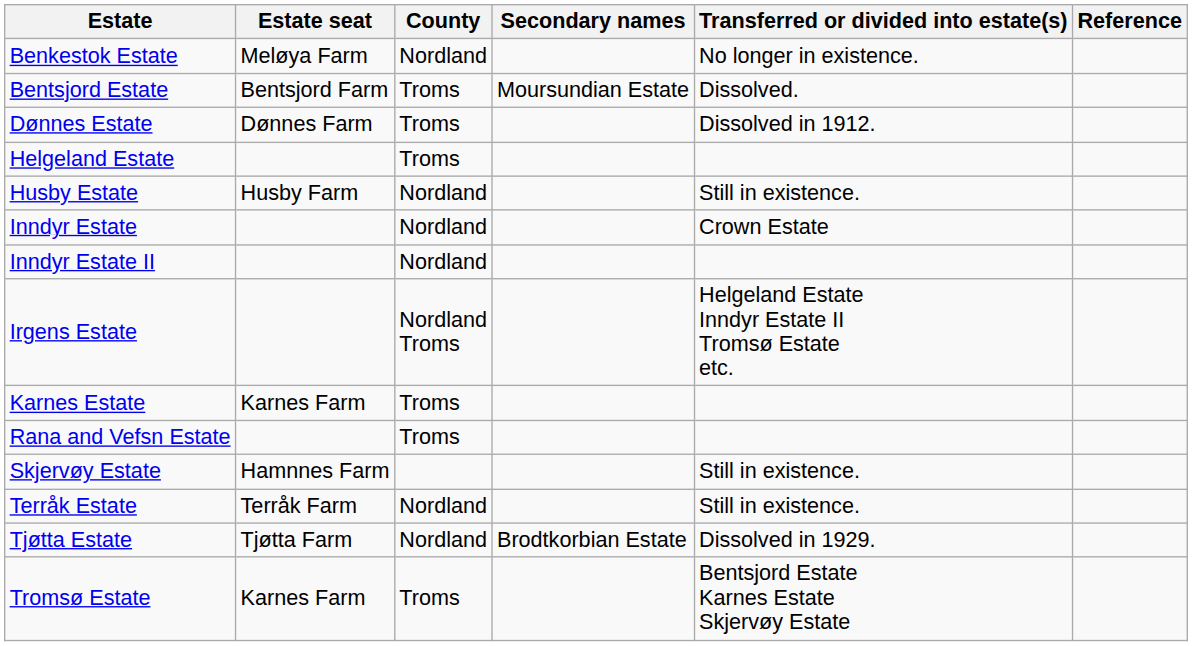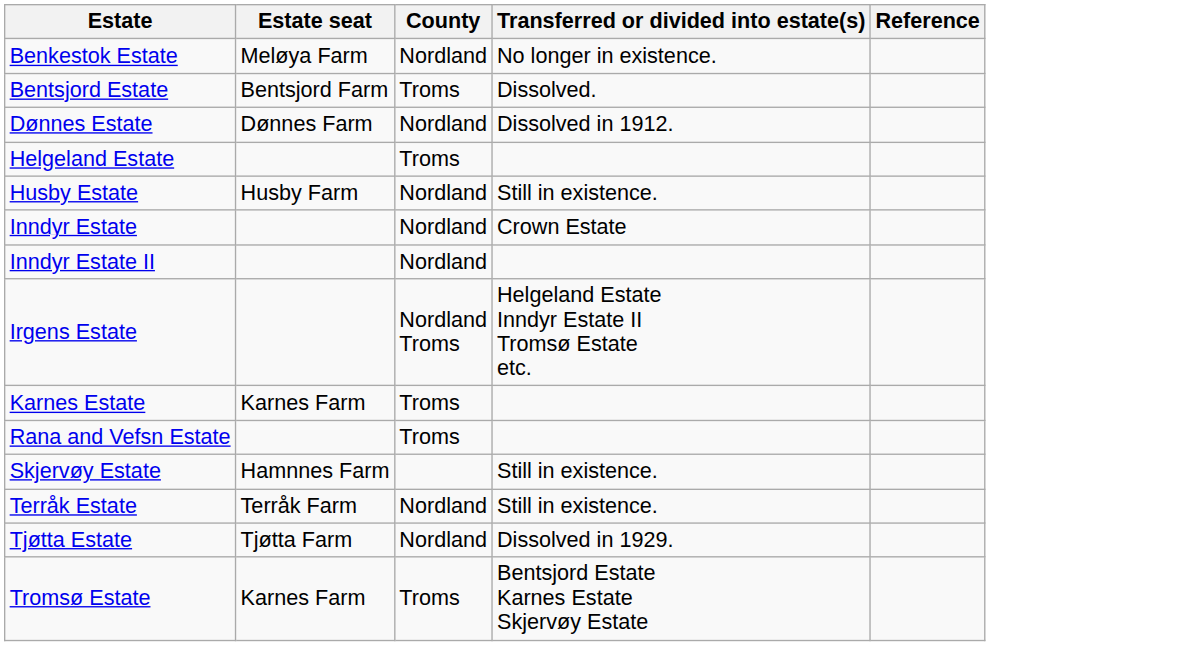- column: (593, 21)
(430, 124) Troms -> (443, 124) Nordland
